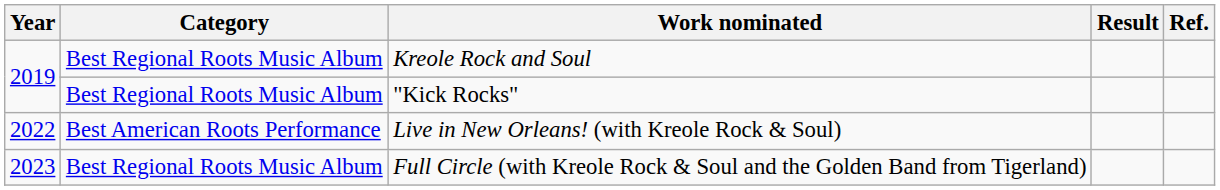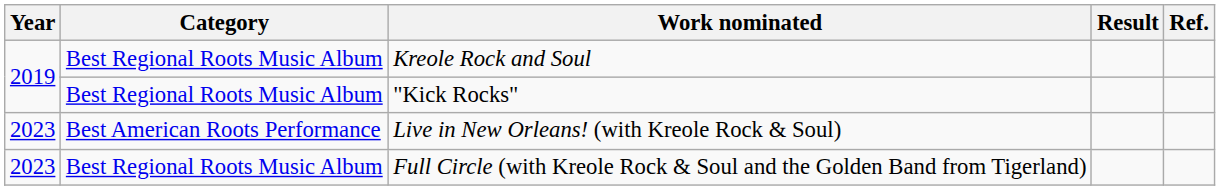(33, 130) 2022 -> (33, 130) 2023
